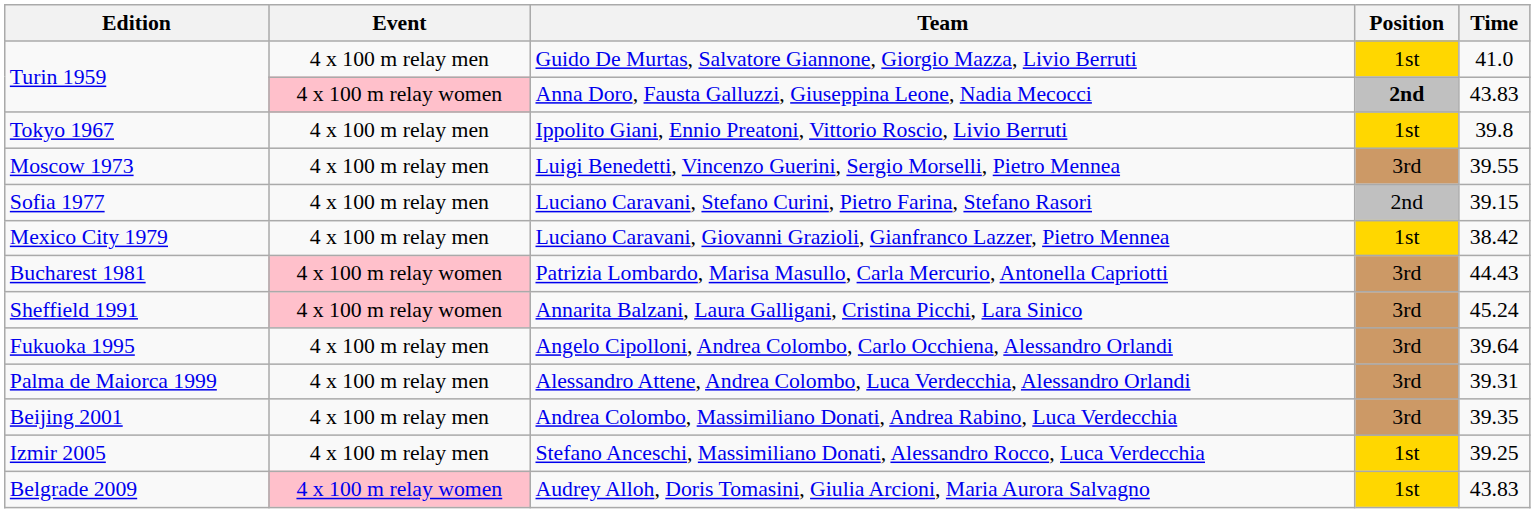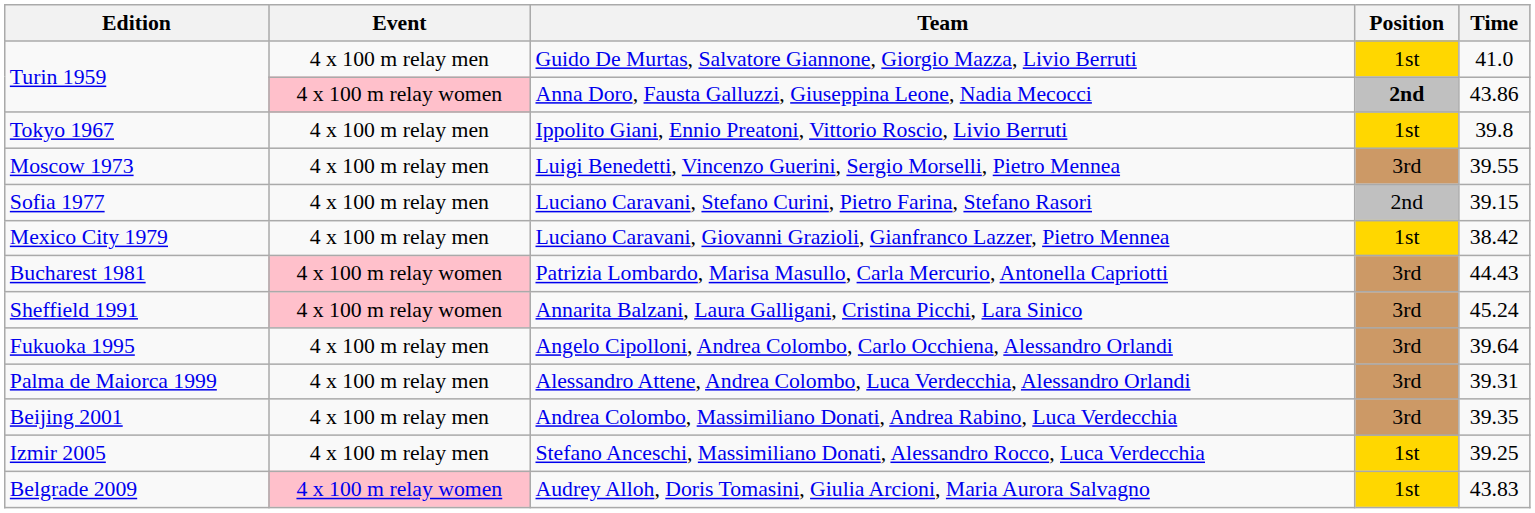(1494, 94) 43.83 -> (1494, 94) 43.86
